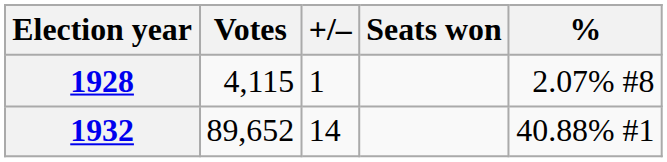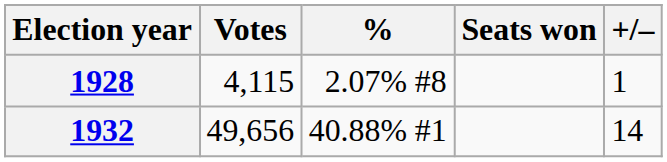columns swapped: (585, 29) <-> (330, 29)
(250, 130) 89,652 -> (250, 130) 49,656
